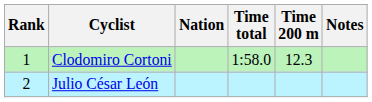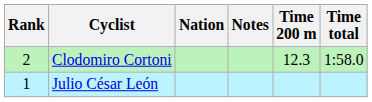columns swapped: (251, 25) <-> (345, 25)
(26, 59) 1 -> (26, 59) 2
(26, 84) 2 -> (26, 84) 1
